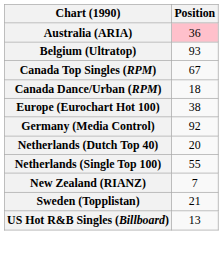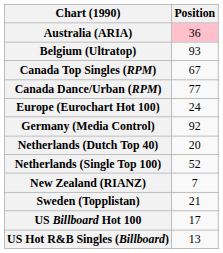(195, 88) 18 -> (195, 88) 77
(195, 107) 38 -> (195, 107) 24
(195, 164) 55 -> (195, 164) 52
+ row: (88, 220)
